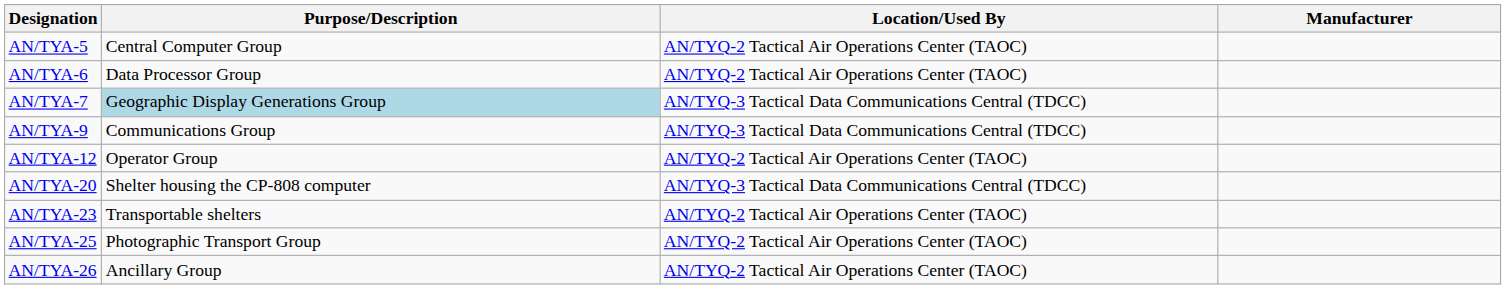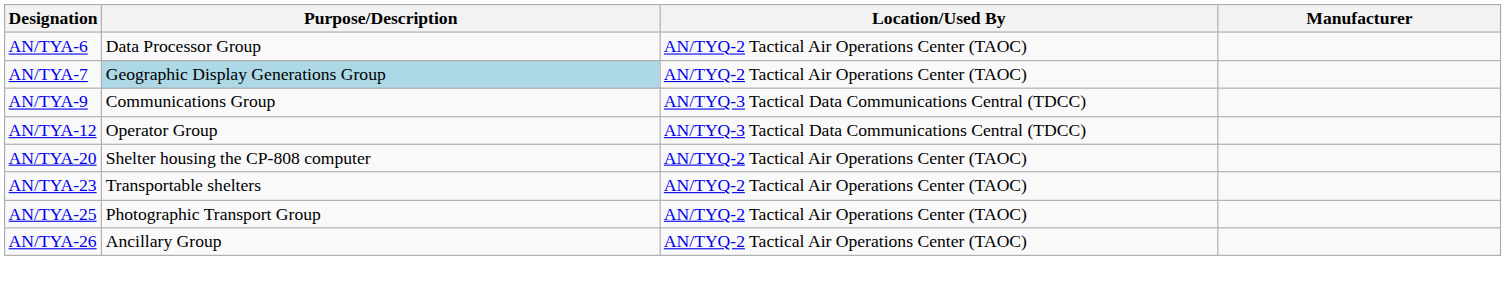- row: (48, 46)
(875, 102) AN/TYQ-3 Tactical Data Communications Central (TDCC) -> (845, 74) AN/TYQ-2 Tactical Air Operations Center (TAOC)
(845, 158) AN/TYQ-2 Tactical Air Operations Center (TAOC) -> (875, 130) AN/TYQ-3 Tactical Data Communications Central (TDCC)
(875, 185) AN/TYQ-3 Tactical Data Communications Central (TDCC) -> (845, 158) AN/TYQ-2 Tactical Air Operations Center (TAOC)
